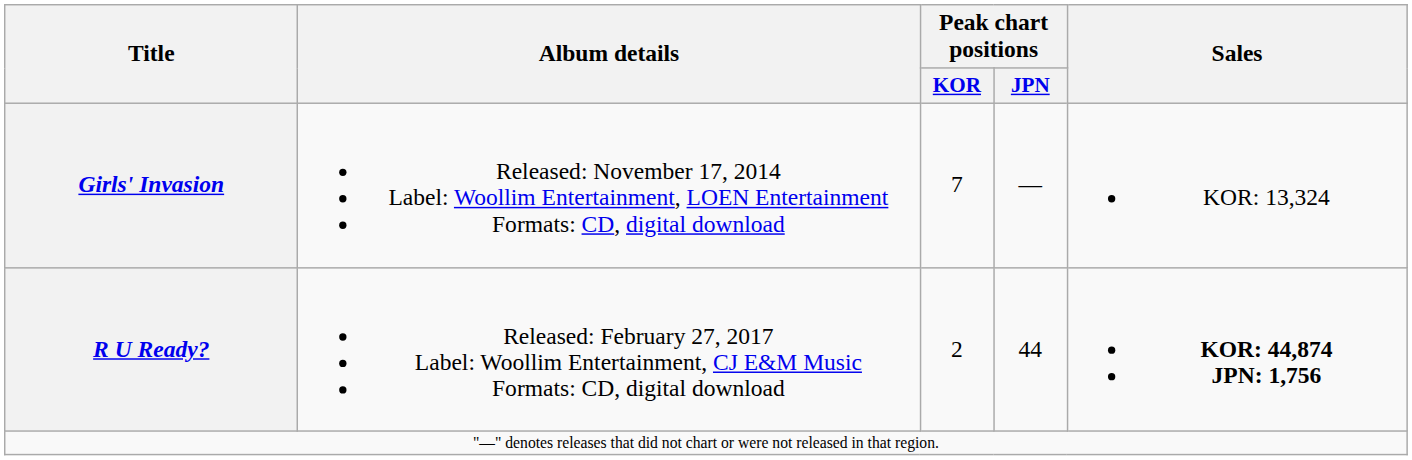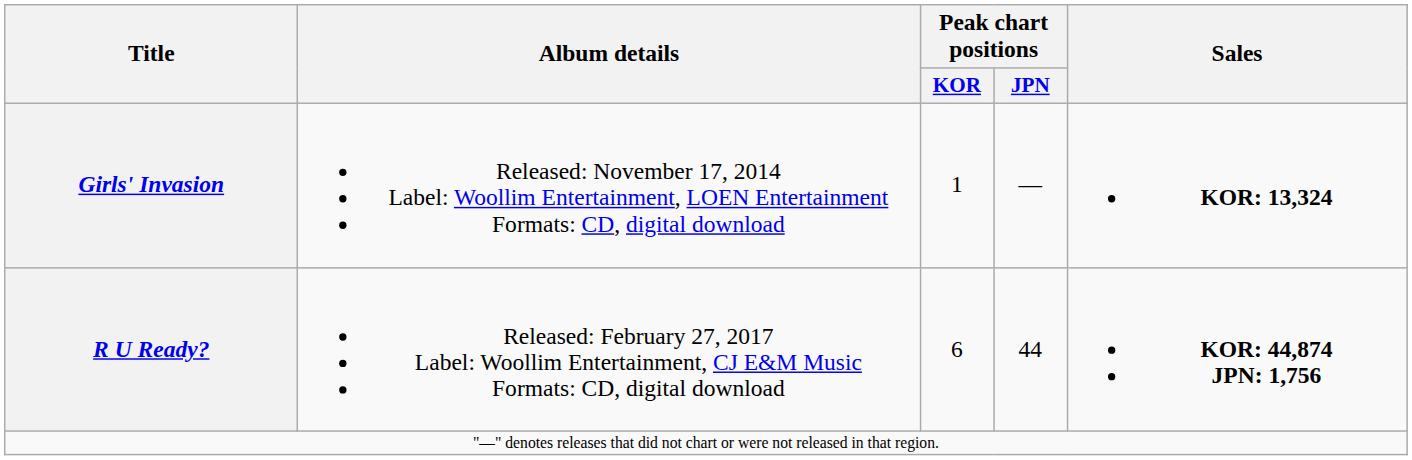(957, 185) 7 -> (957, 185) 1
(1237, 198) normal -> (1237, 198) bold
(957, 348) 2 -> (957, 348) 6
